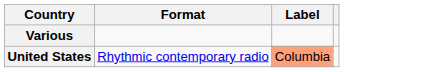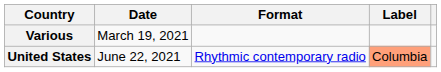+ column: (143, 14)
